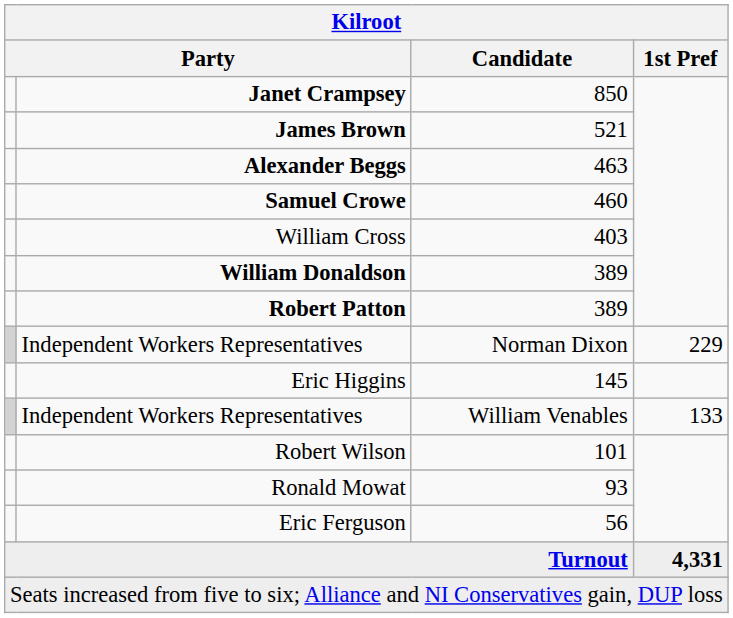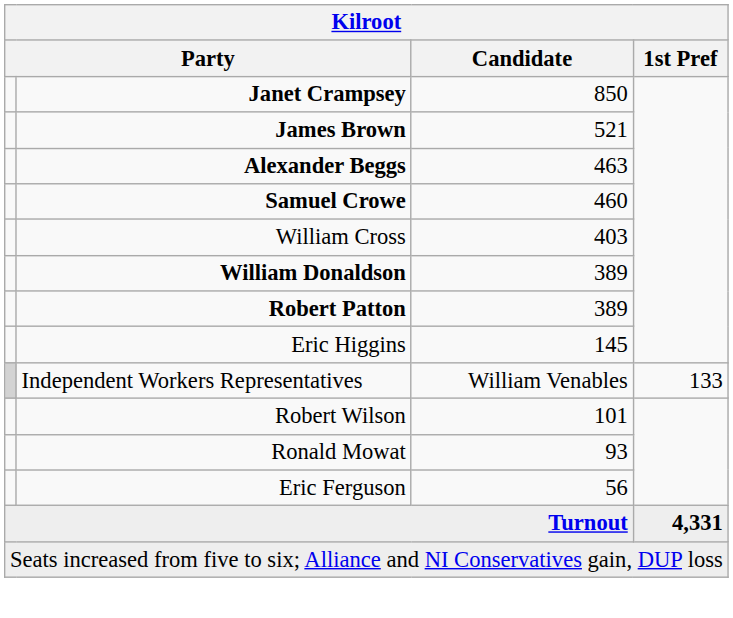- row: (192, 344)
